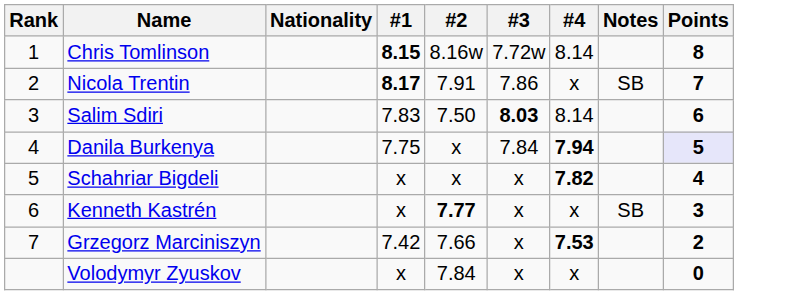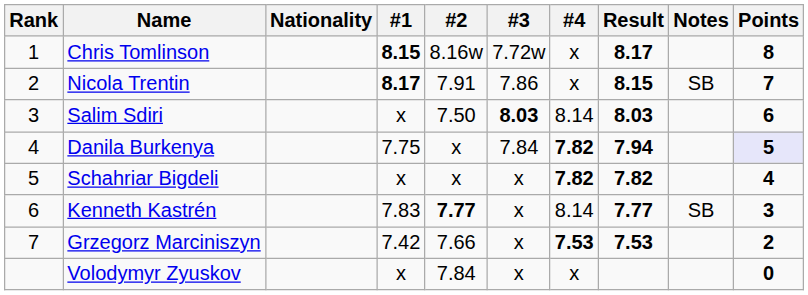+ column: (633, 20)
(574, 52) 8.14 -> (574, 52) x
(401, 115) 7.83 -> (401, 115) x
(574, 147) 7.94 -> (574, 147) 7.82
(401, 210) x -> (401, 210) 7.83
(574, 210) x -> (574, 210) 8.14
